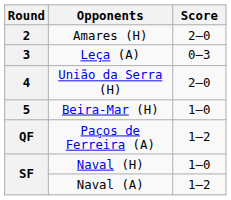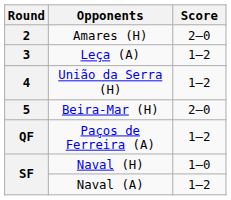(199, 55) 0–3 -> (199, 55) 1–2
(199, 82) 2–0 -> (199, 82) 1–2
(199, 110) 1–0 -> (199, 110) 2–0
